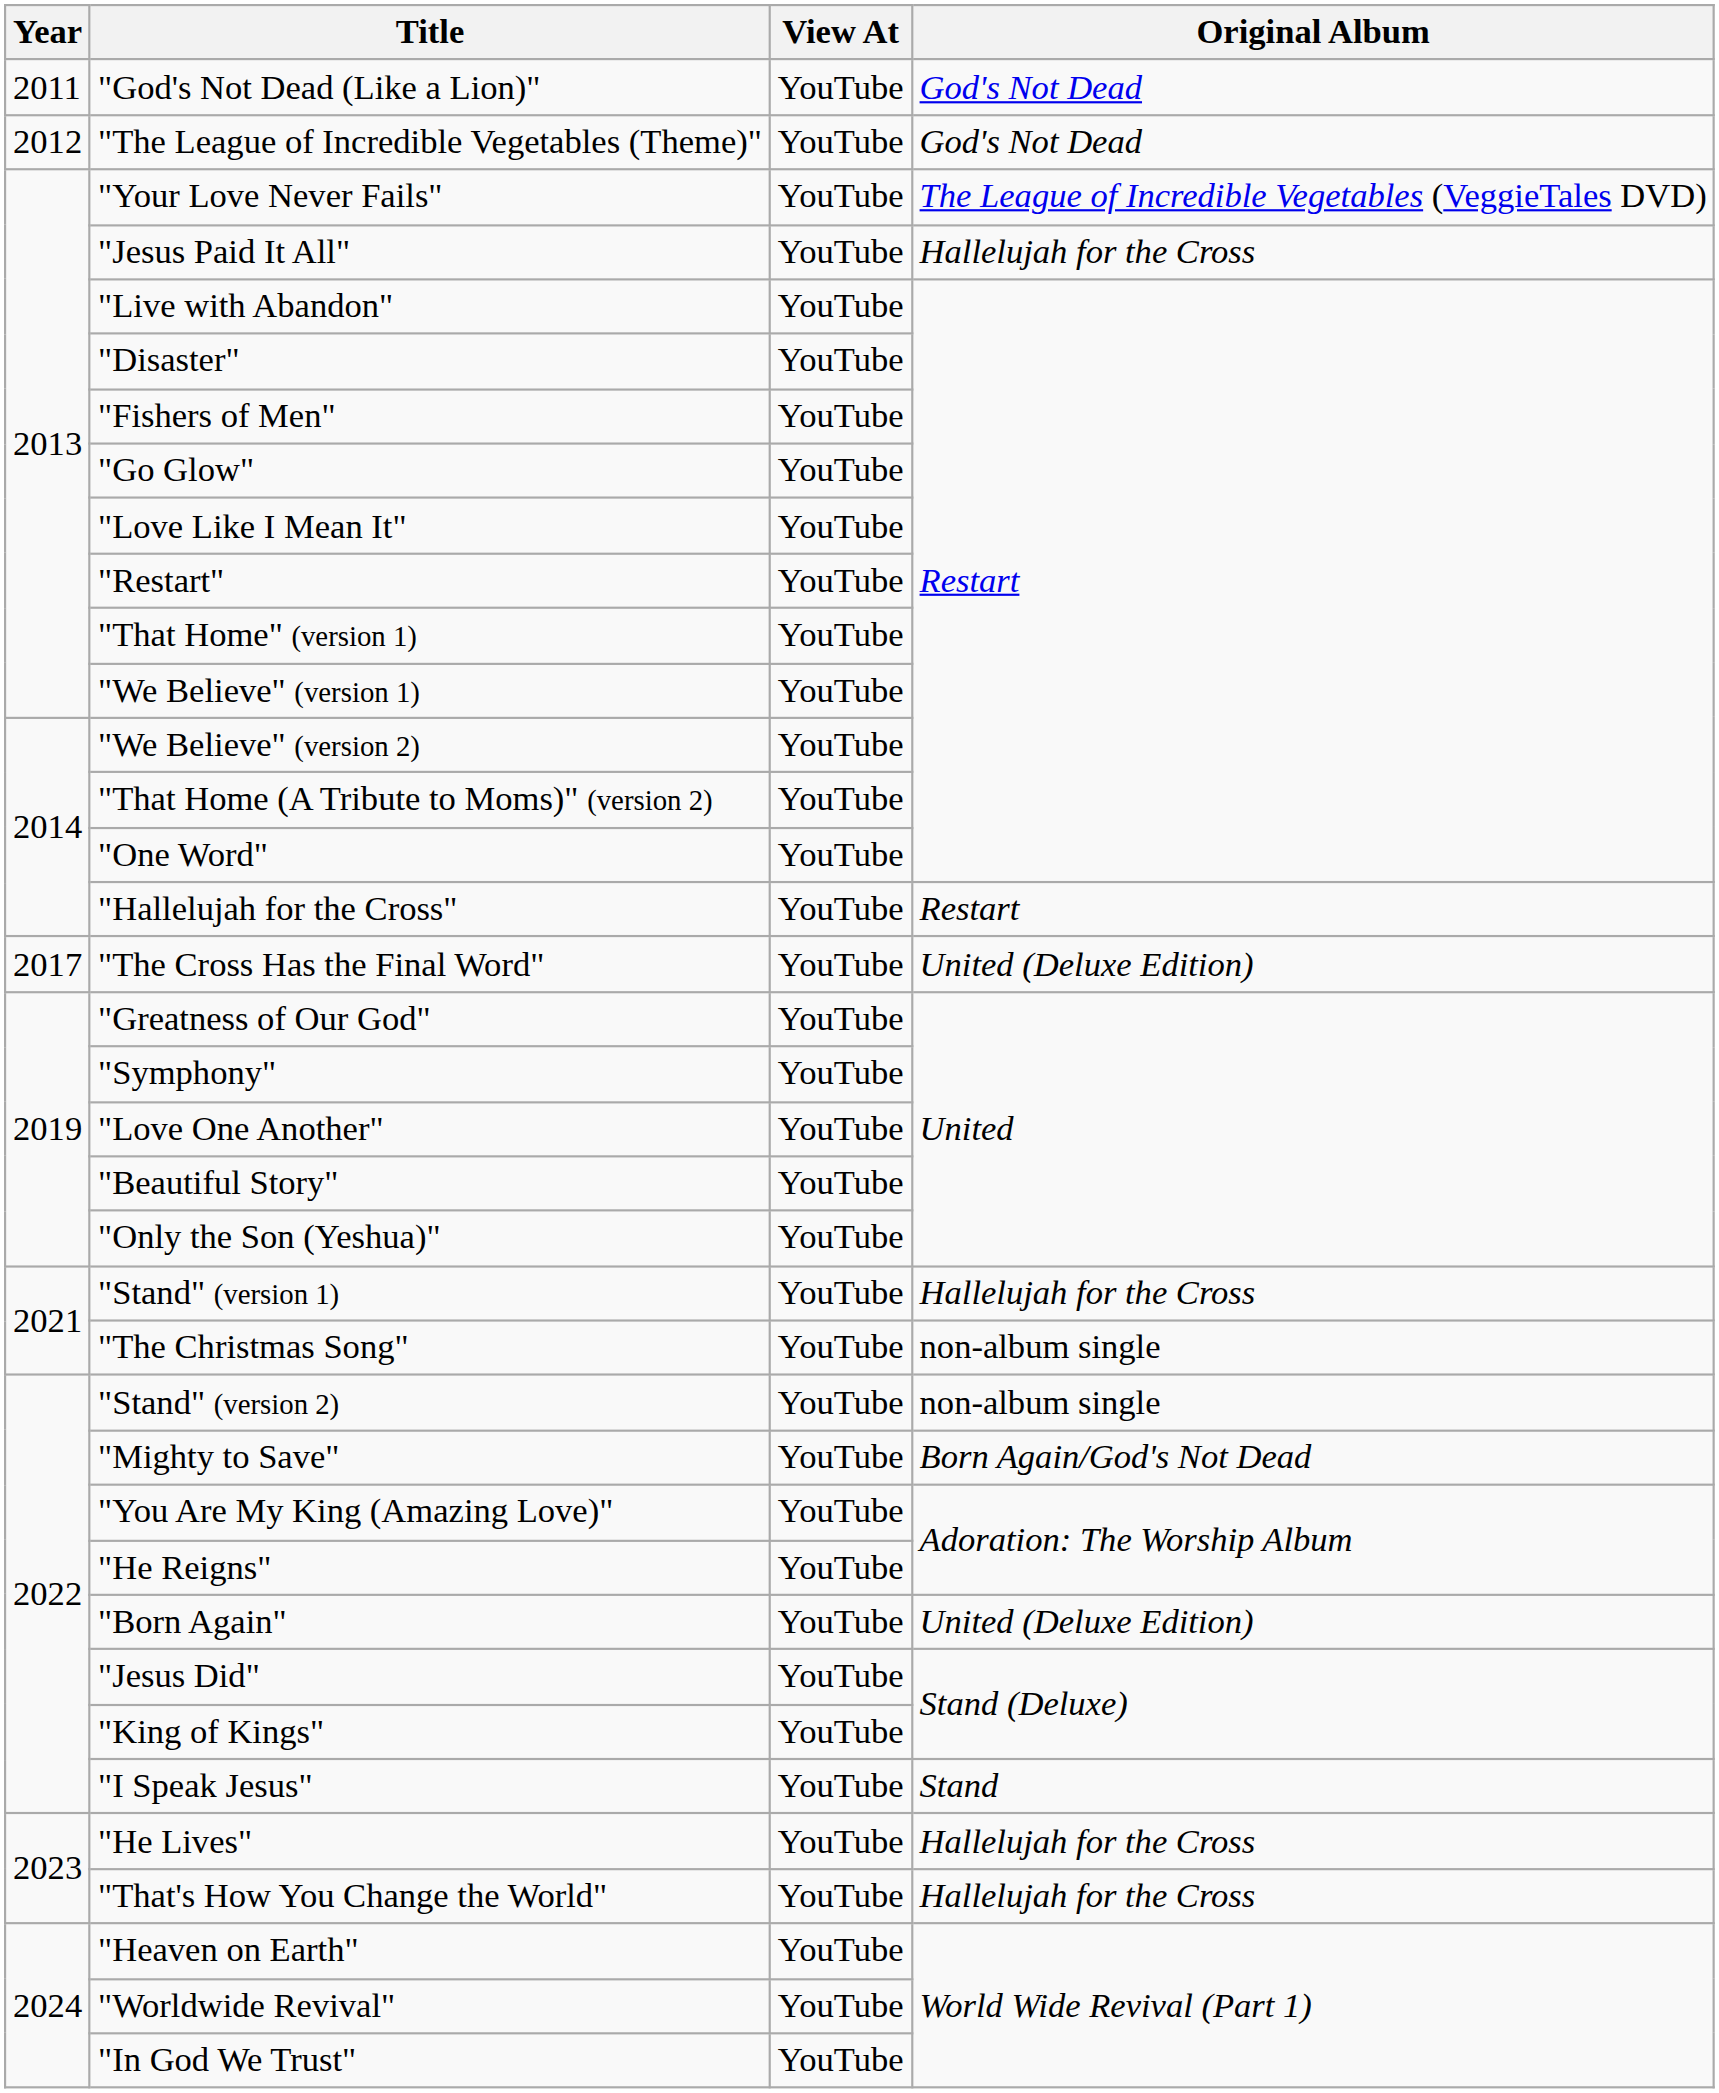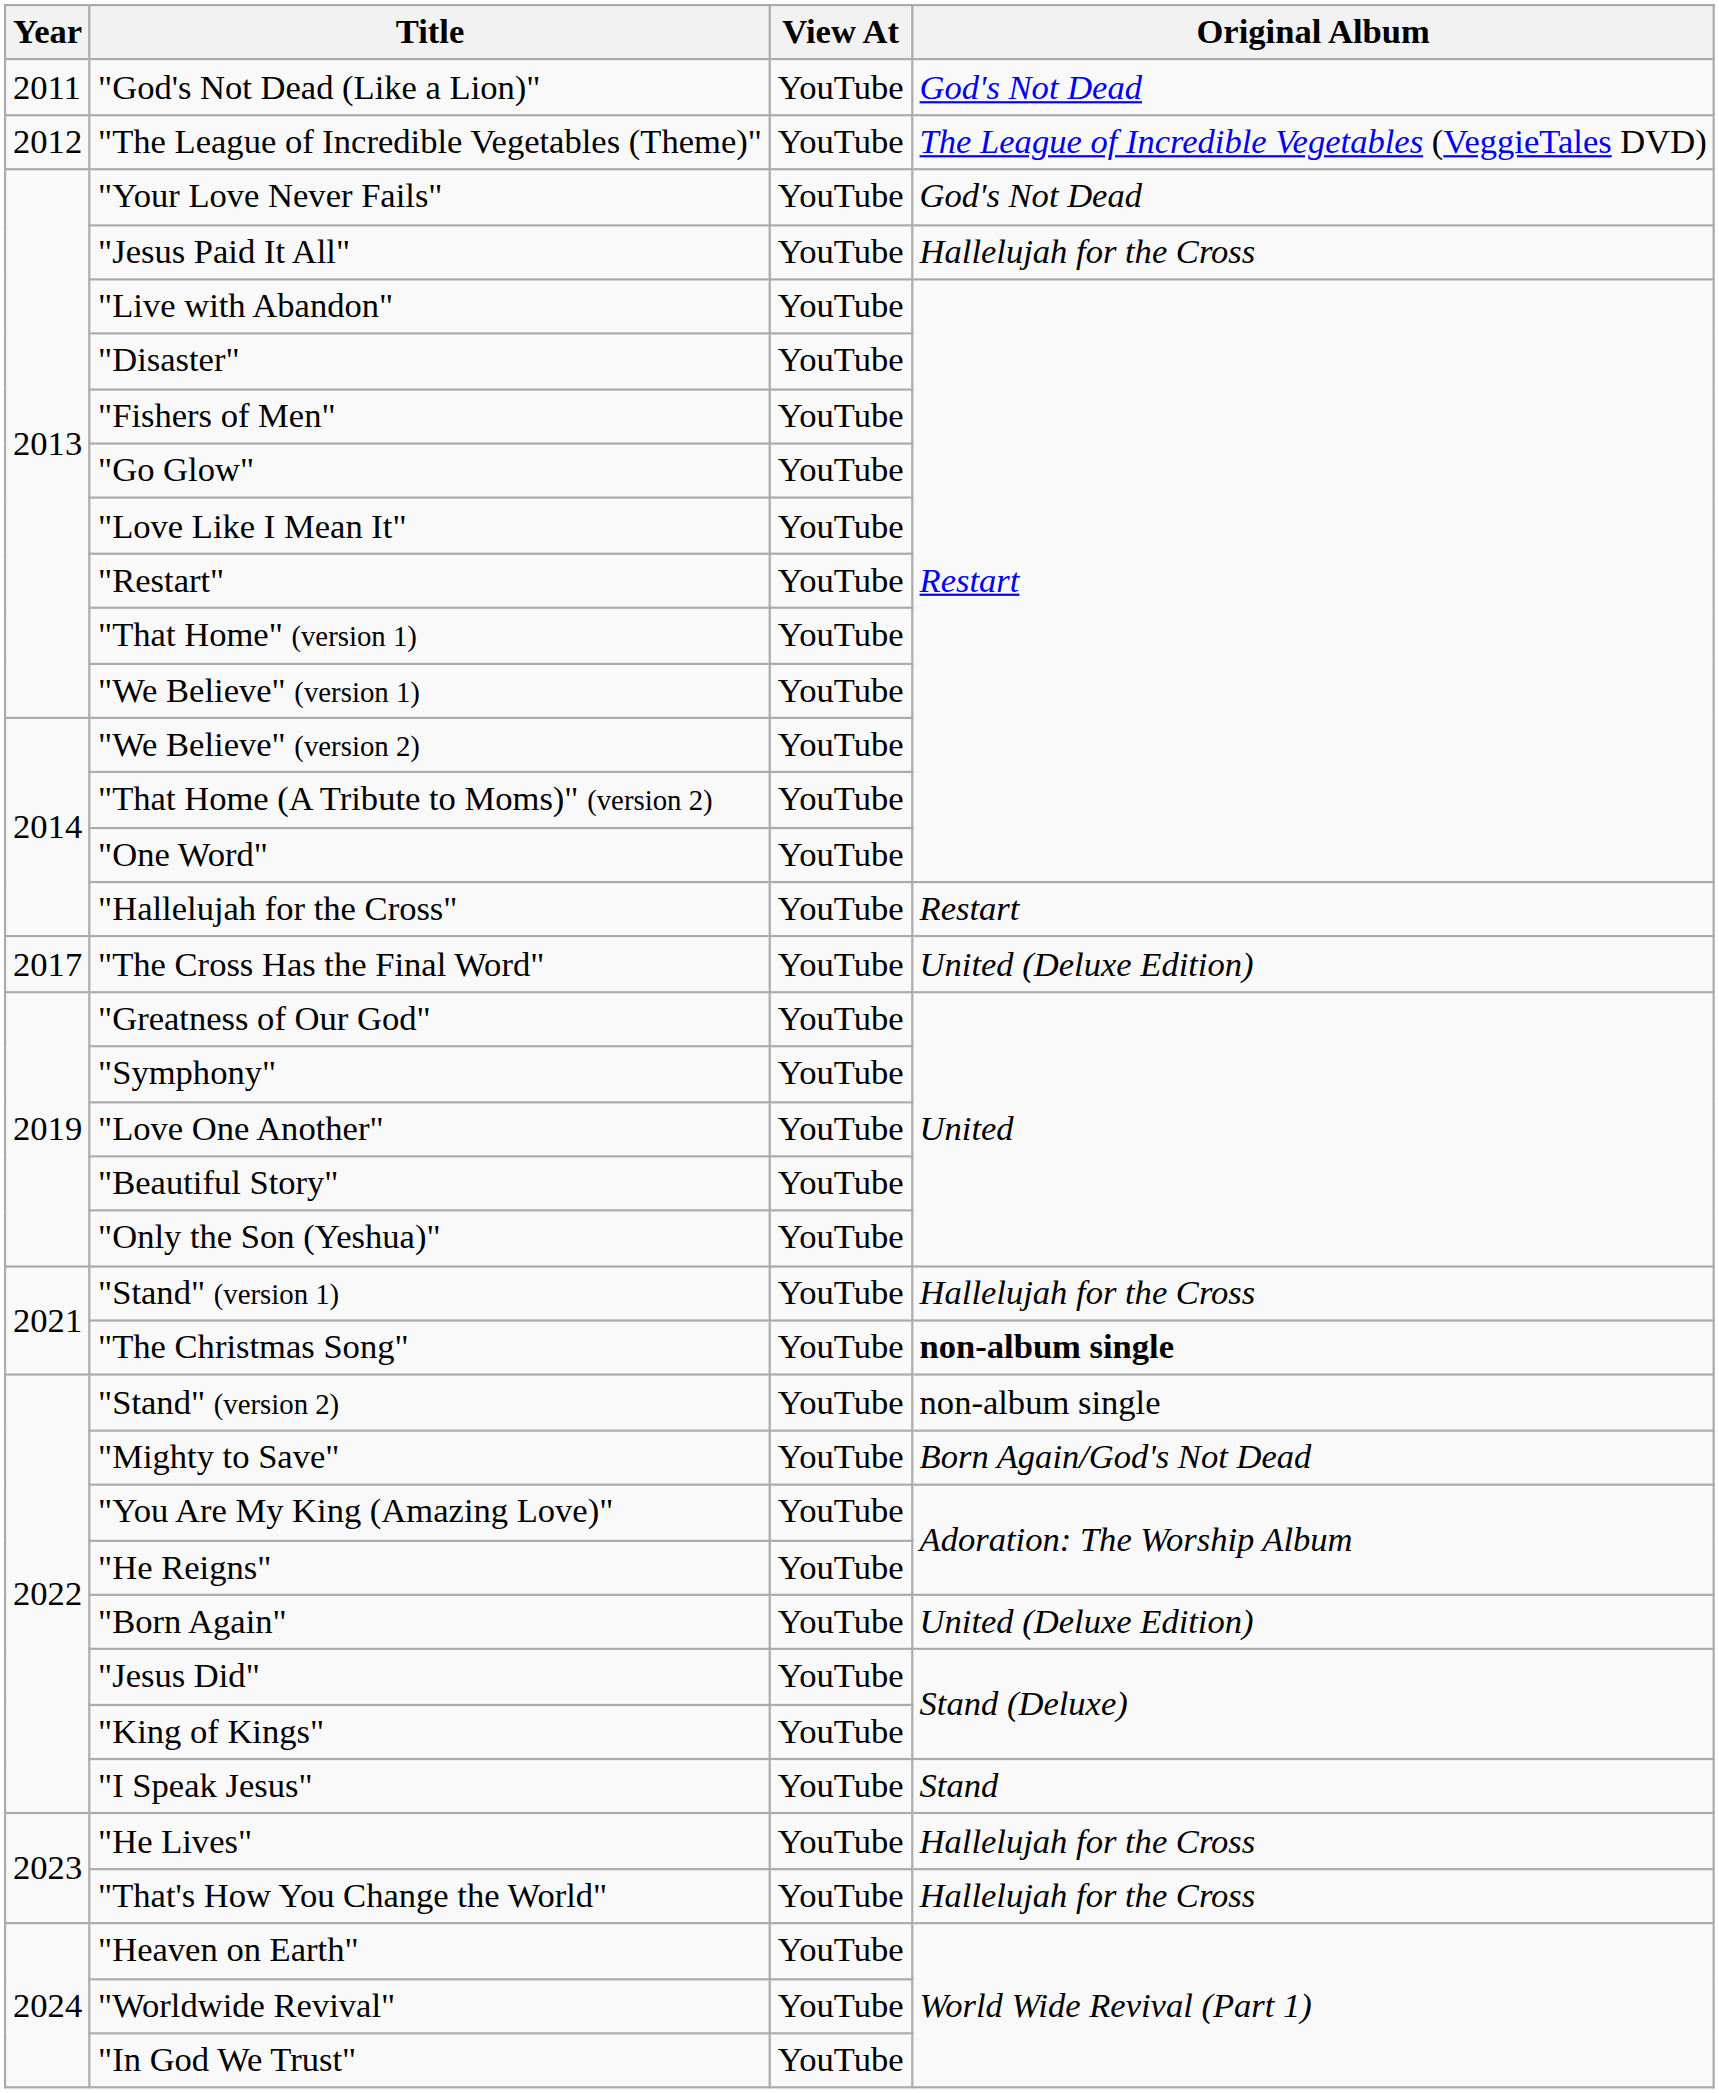(1031, 141) God's Not Dead -> (1313, 141) The League of Incredible Vegetables (VeggieTales DVD)
(1313, 196) The League of Incredible Vegetables (VeggieTales DVD) -> (1031, 196) God's Not Dead
(1040, 1347) normal -> (1047, 1347) bold
